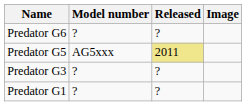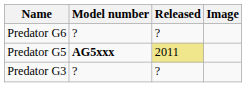(93, 52) normal -> (93, 52) bold
- row: (37, 91)
